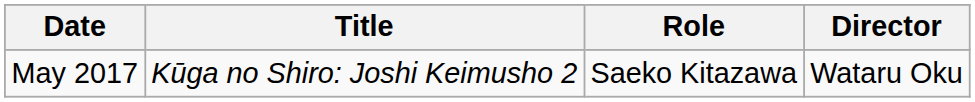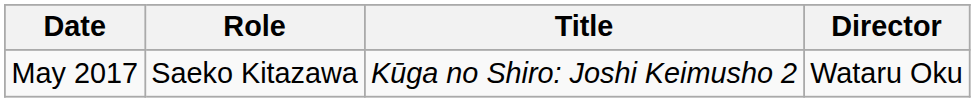columns swapped: (364, 27) <-> (694, 27)
